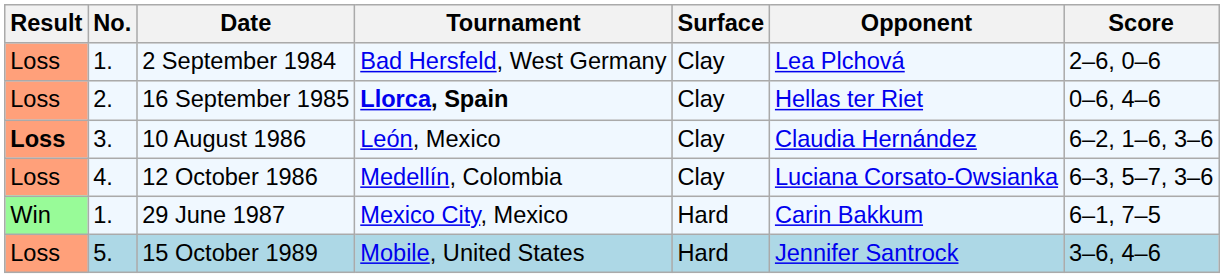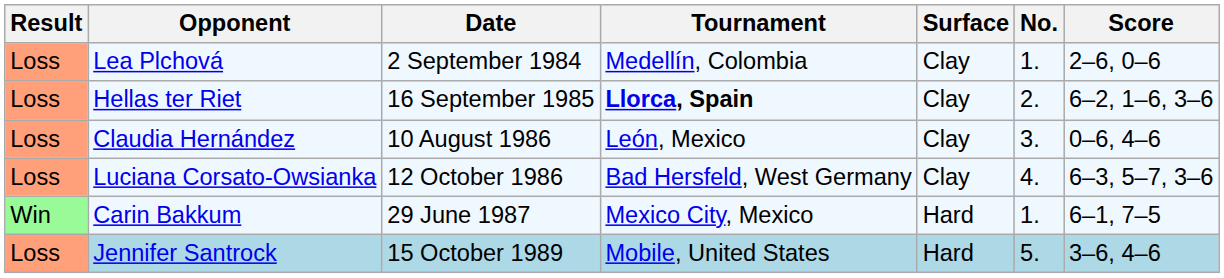columns swapped: (112, 23) <-> (916, 23)
(513, 61) Bad Hersfeld, West Germany -> (706, 61) Medellín, Colombia
(1115, 99) 0–6, 4–6 -> (1141, 99) 6–2, 1–6, 3–6
(38, 138) bold -> (35, 138) normal
(1141, 138) 6–2, 1–6, 3–6 -> (1115, 138) 0–6, 4–6
(461, 176) Medellín, Colombia -> (759, 176) Bad Hersfeld, West Germany
